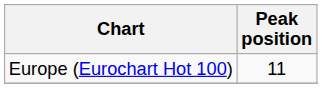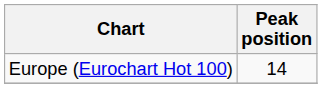(277, 68) 11 -> (277, 68) 14
